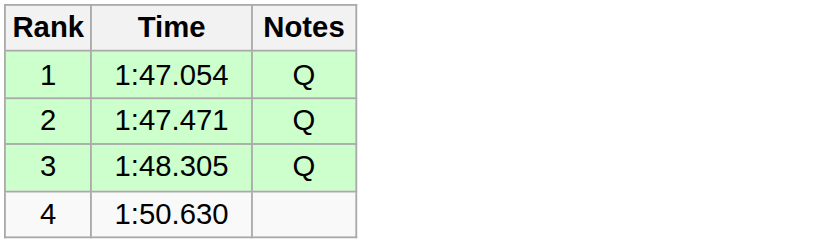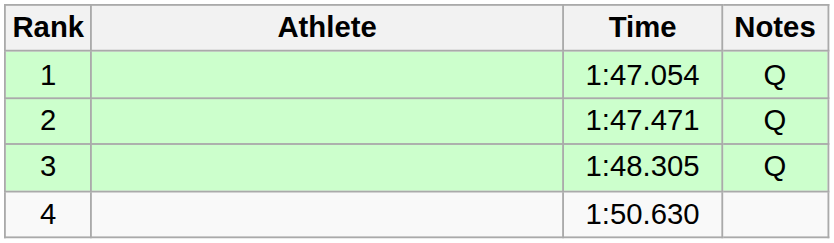+ column: (327, 27)
